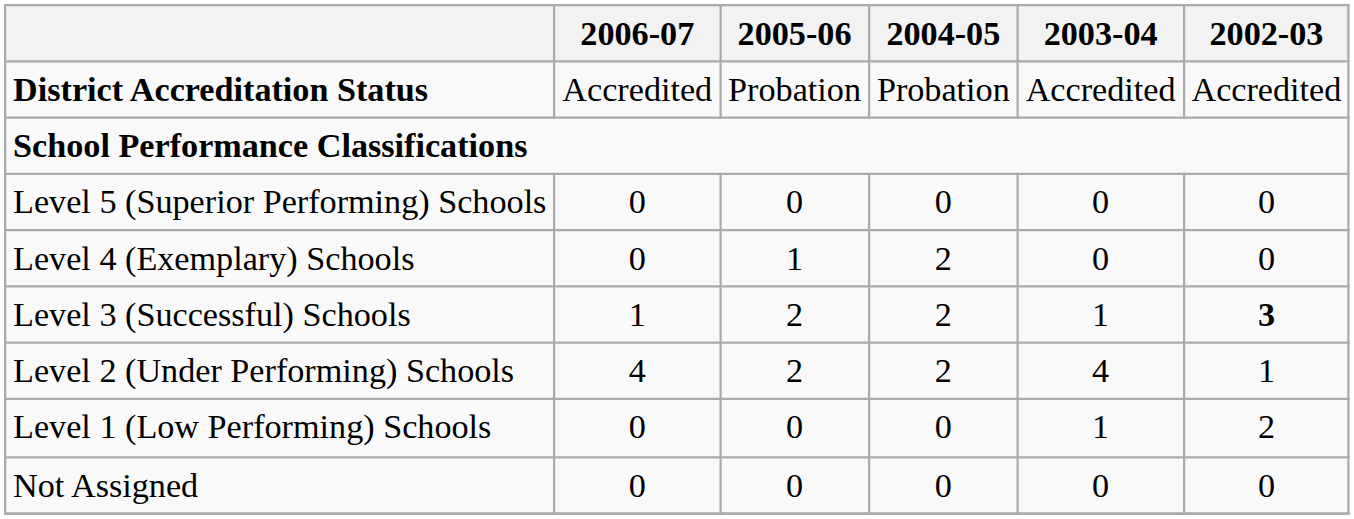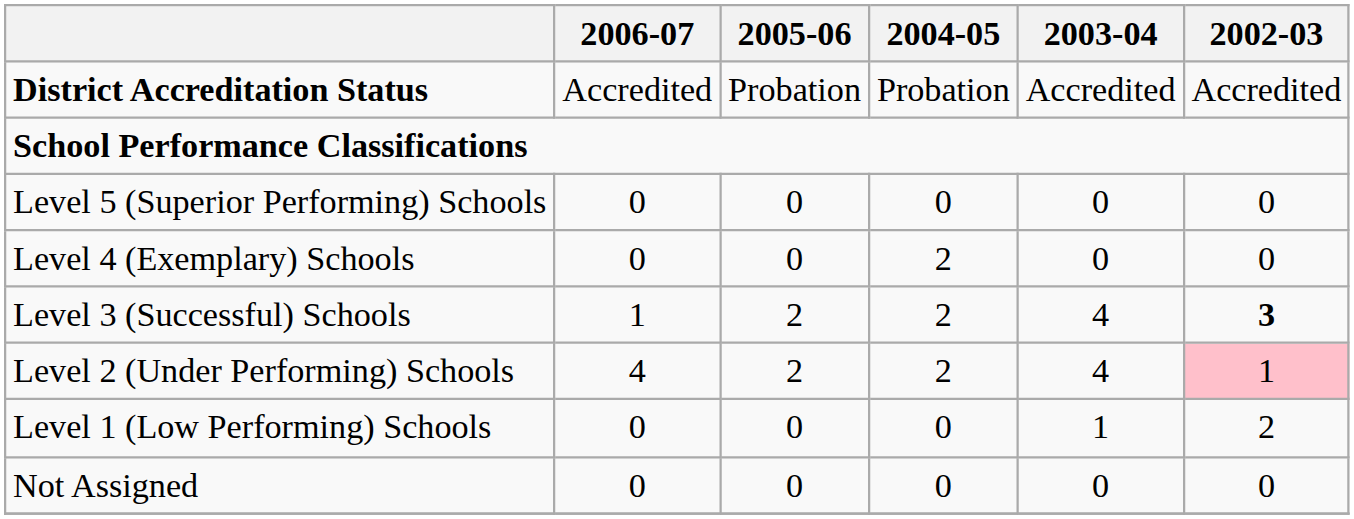(795, 258) 1 -> (795, 258) 0
(1101, 314) 1 -> (1101, 314) 4
(1266, 371) no background -> (1266, 371) pink background
